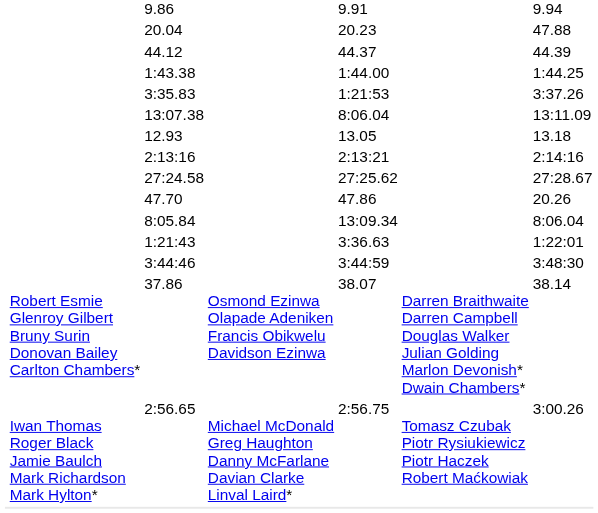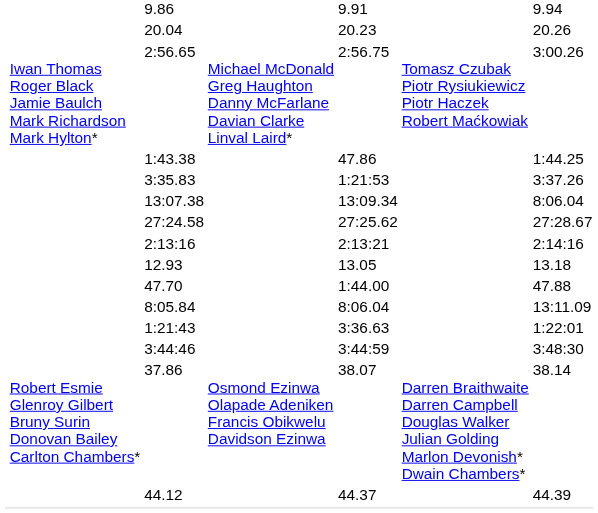(552, 30) 47.88 -> (552, 30) 20.26
rows swapped: (163, 51) <-> (170, 408)
(364, 72) 1:44.00 -> (357, 159) 47.86
(364, 115) 8:06.04 -> (368, 201) 13:09.34
(562, 115) 13:11.09 -> (558, 201) 8:06.04
rows swapped: (174, 178) <-> (163, 136)
(357, 199) 47.86 -> (364, 286) 1:44.00
(552, 199) 20.26 -> (552, 286) 47.88
(368, 220) 13:09.34 -> (364, 307) 8:06.04
(558, 220) 8:06.04 -> (562, 307) 13:11.09
